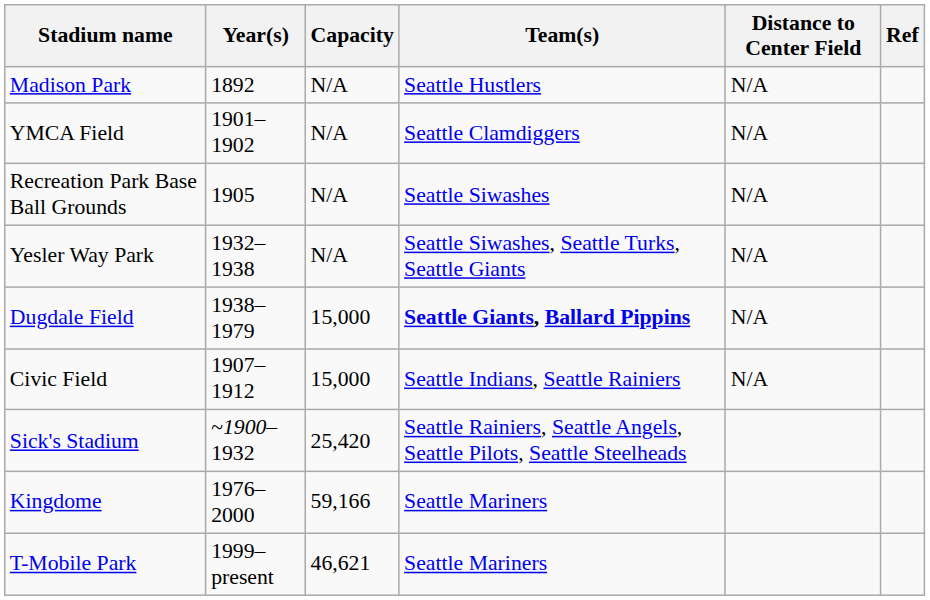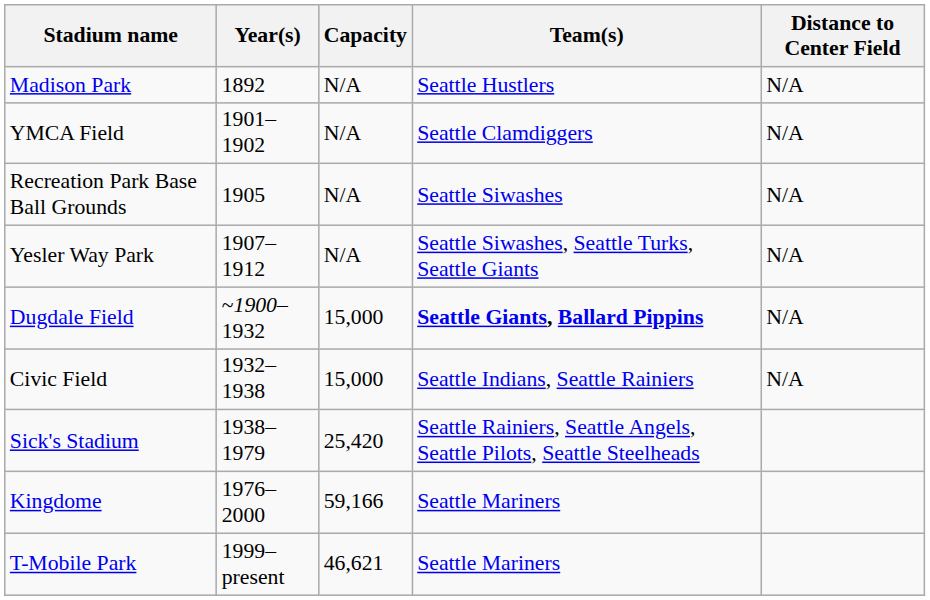- column: (902, 35)
(238, 256) 1932–1938 -> (249, 256) 1907–1912
(238, 317) 1938–1979 -> (255, 317) ~1900–1932
(238, 379) 1907–1912 -> (249, 379) 1932–1938
(244, 440) ~1900–1932 -> (249, 440) 1938–1979
